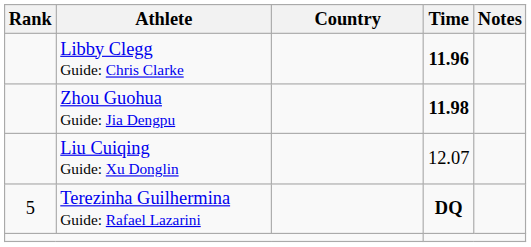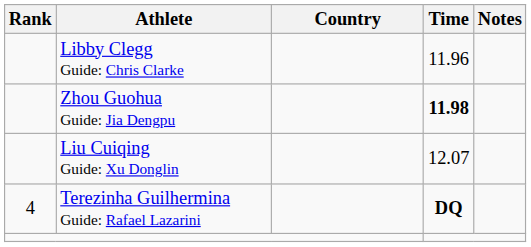(449, 58) bold -> (449, 58) normal
(30, 208) 5 -> (30, 208) 4
